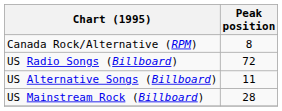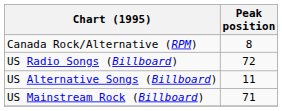(249, 97) 28 -> (249, 97) 71
